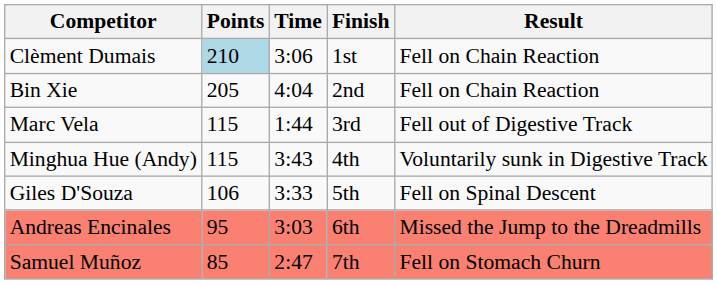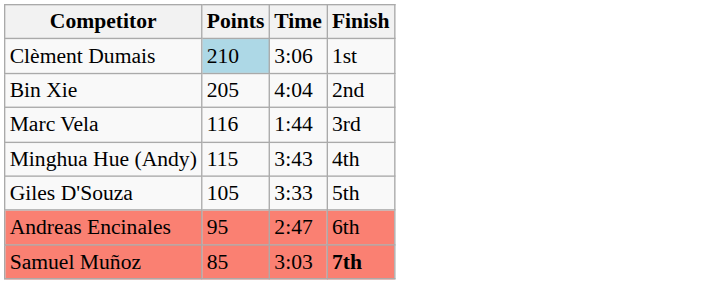- column: (553, 21)
(223, 124) 115 -> (223, 124) 116
(223, 192) 106 -> (223, 192) 105
(294, 227) 3:03 -> (294, 227) 2:47
(294, 261) 2:47 -> (294, 261) 3:03
(346, 261) normal -> (347, 261) bold
